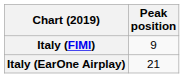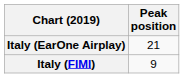rows swapped: (66, 45) <-> (66, 63)
